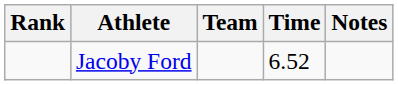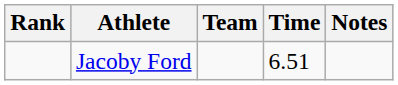(289, 60) 6.52 -> (289, 60) 6.51
